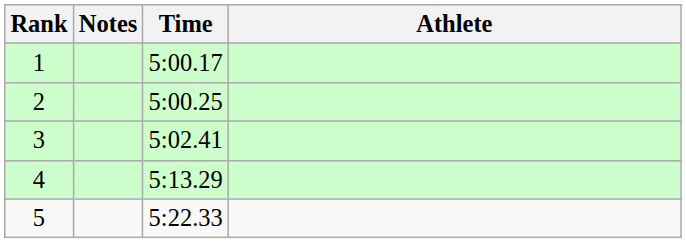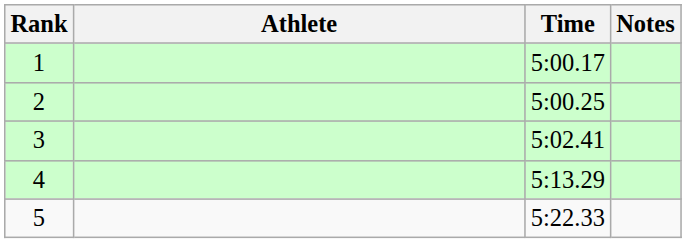columns swapped: (454, 23) <-> (108, 23)
